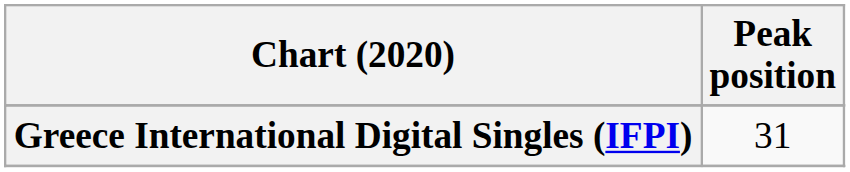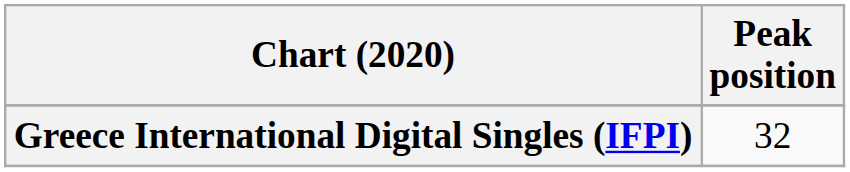(773, 135) 31 -> (773, 135) 32
